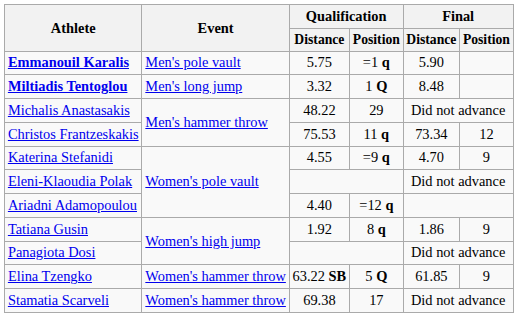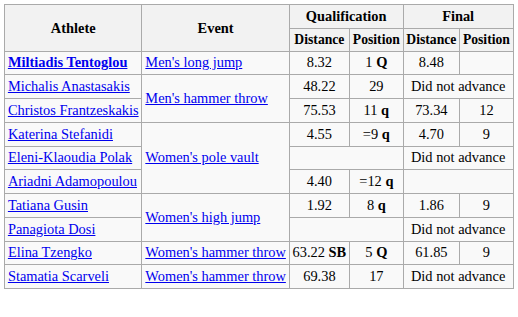- row: (68, 62)
(319, 86) 3.32 -> (319, 62) 8.32
